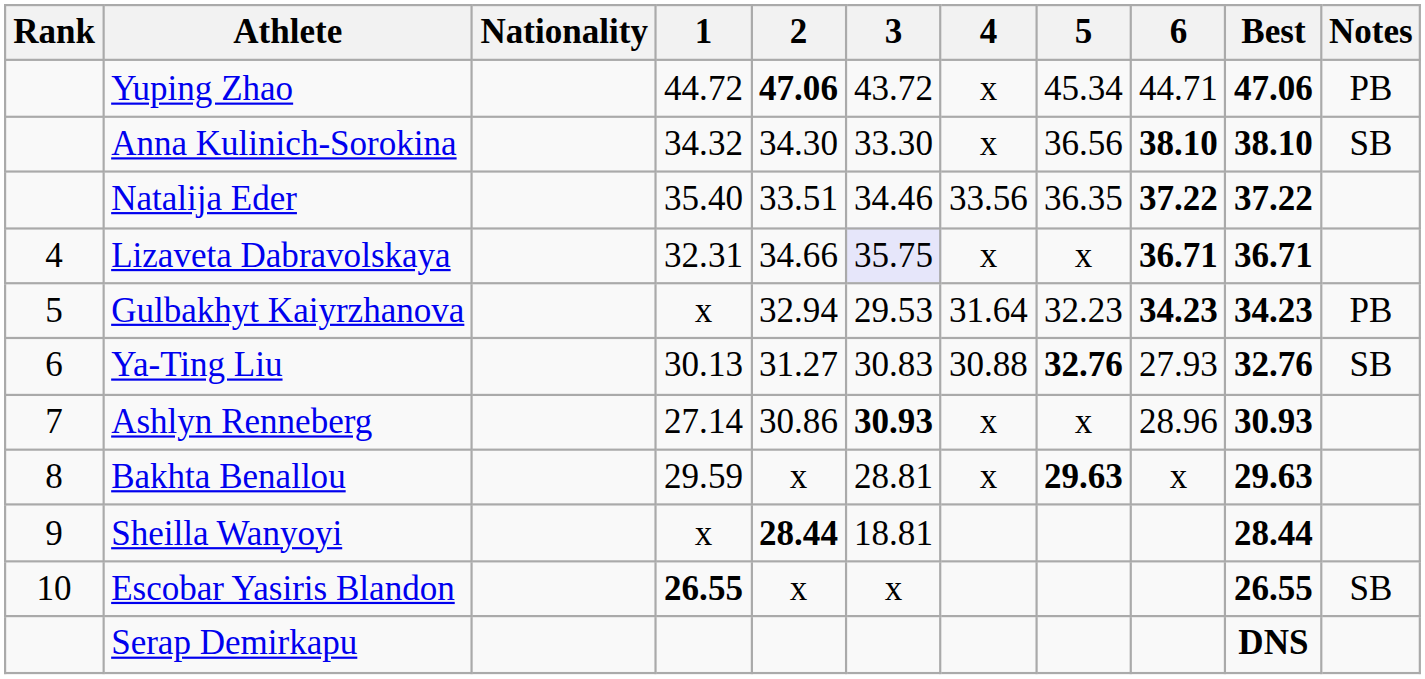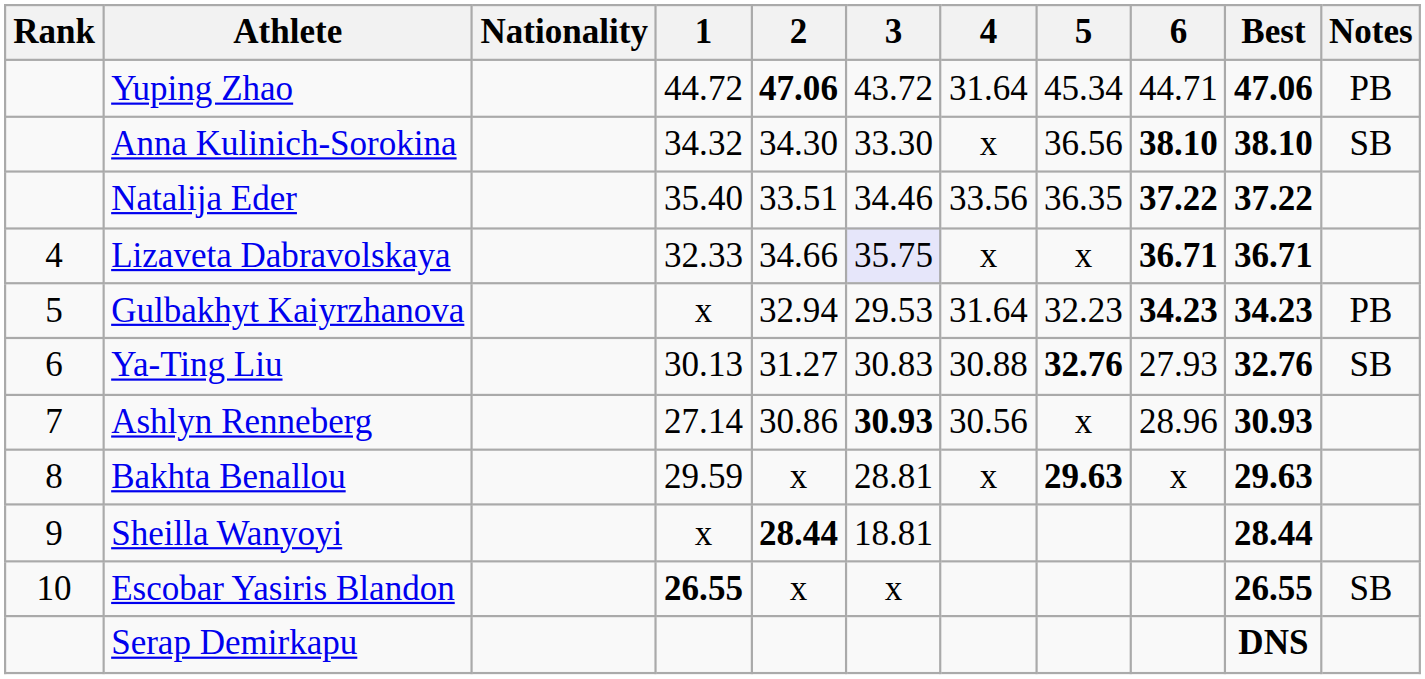(988, 87) x -> (988, 87) 31.64
(703, 254) 32.31 -> (703, 254) 32.33
(988, 421) x -> (988, 421) 30.56
